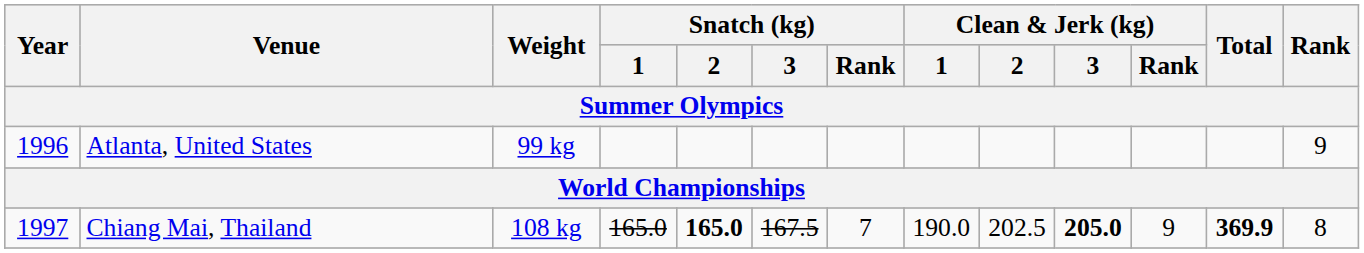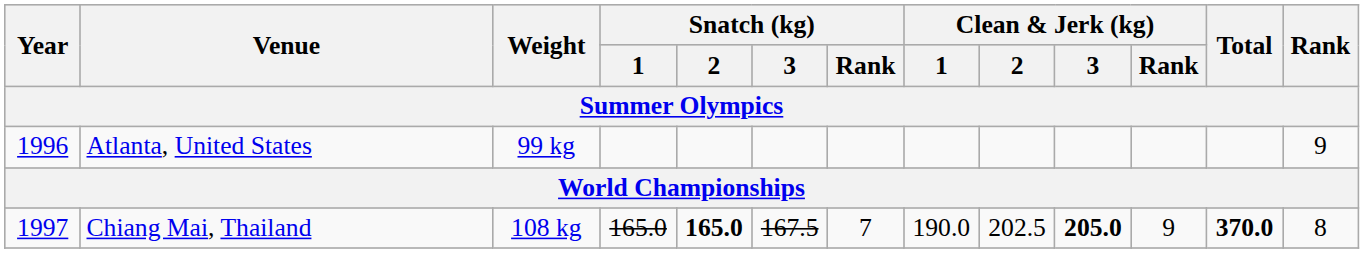(1244, 227) 369.9 -> (1244, 227) 370.0
